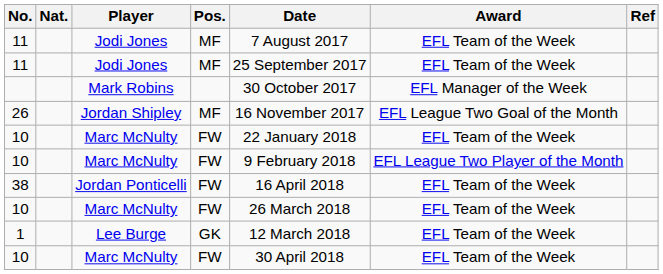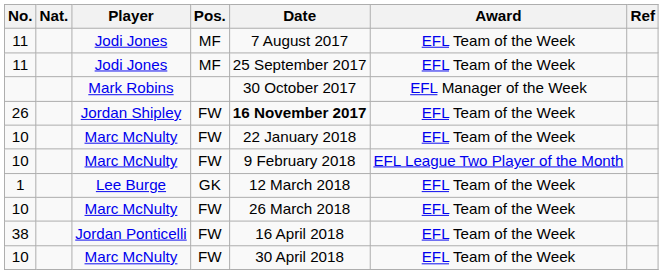(210, 112) MF -> (210, 112) FW
(300, 112) normal -> (300, 112) bold
(498, 112) EFL League Two Goal of the Month -> (498, 112) EFL Team of the Week
rows swapped: (20, 233) <-> (20, 185)
